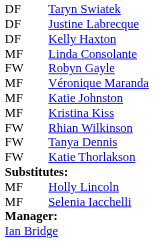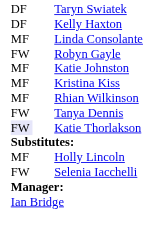- row: (94, 24)
- row: (99, 83)
(14, 127) FW -> (20, 98) MF
(14, 157) no background -> (20, 127) lavender background
(14, 201) MF -> (20, 172) FW
